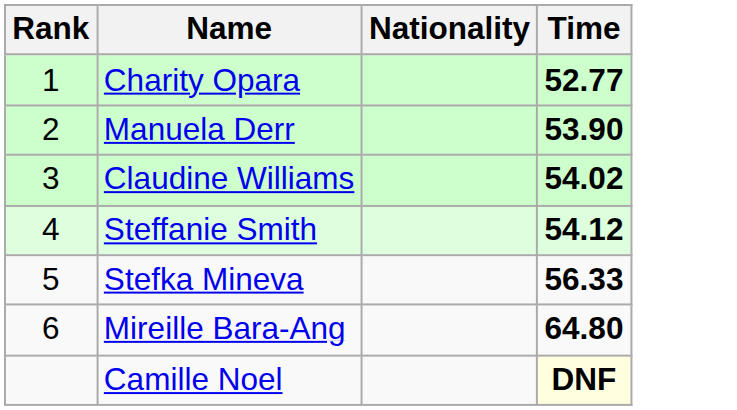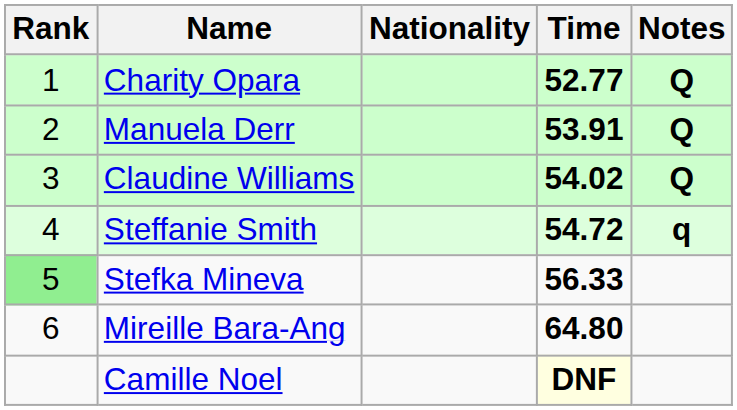+ column: (682, 29)
(584, 129) 53.90 -> (584, 129) 53.91
(584, 229) 54.12 -> (584, 229) 54.72
(51, 279) no background -> (51, 279) lightgreen background
